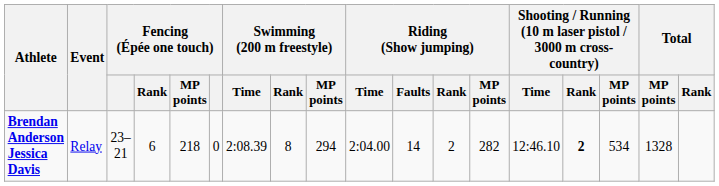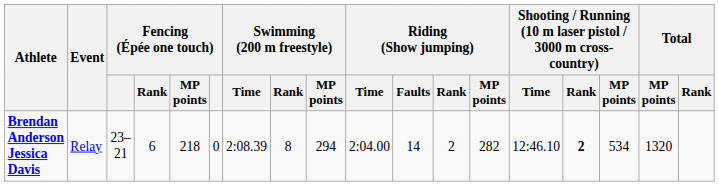(659, 146) 1328 -> (659, 146) 1320
